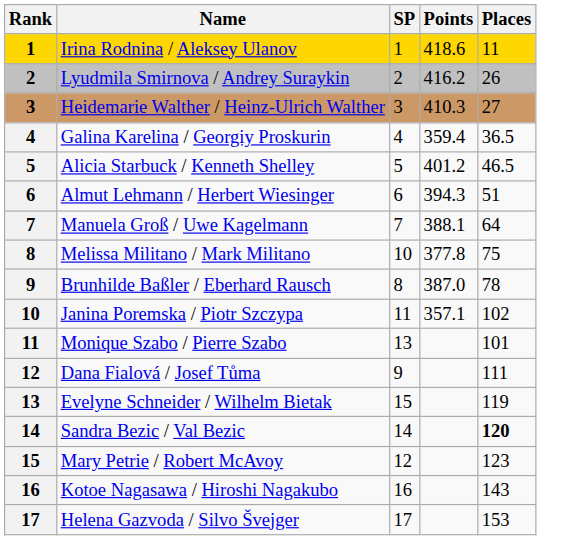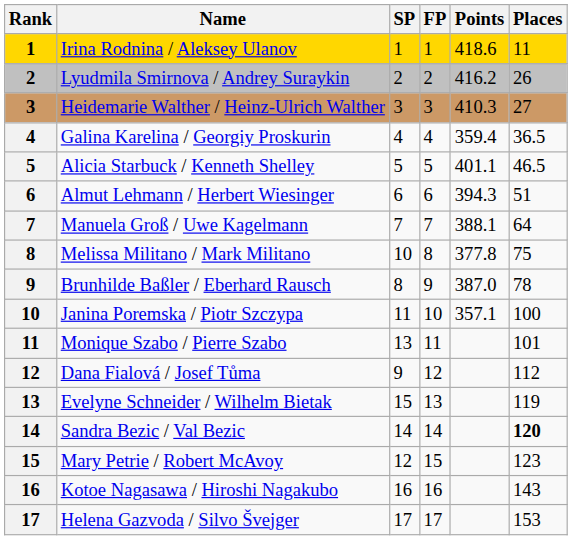+ column: (435, 19)
(444, 166) 401.2 -> (476, 166) 401.1
(496, 313) 102 -> (527, 313) 100
(495, 372) 111 -> (526, 372) 112
